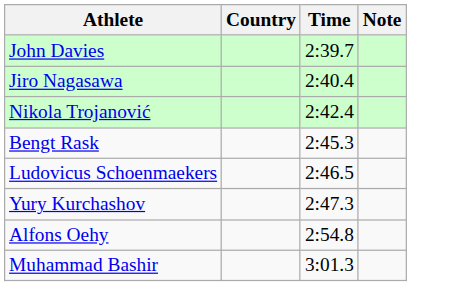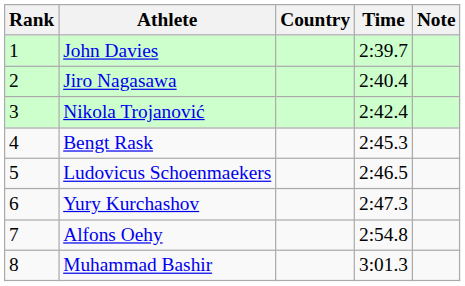+ column: (32, 19)
